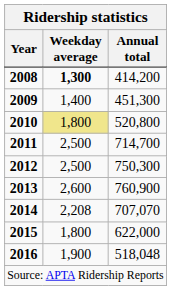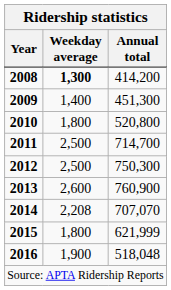(76, 122) khaki background -> (76, 122) no background
(137, 232) 622,000 -> (137, 232) 621,999
